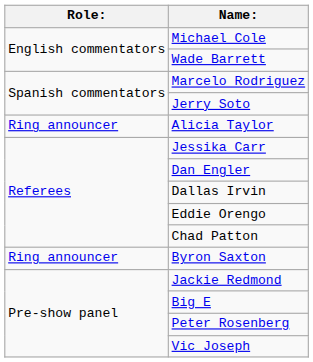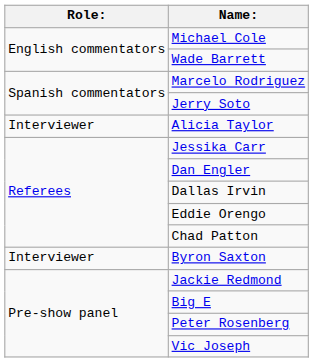(63, 126) Ring announcer -> (51, 126) Interviewer
(63, 258) Ring announcer -> (51, 258) Interviewer
